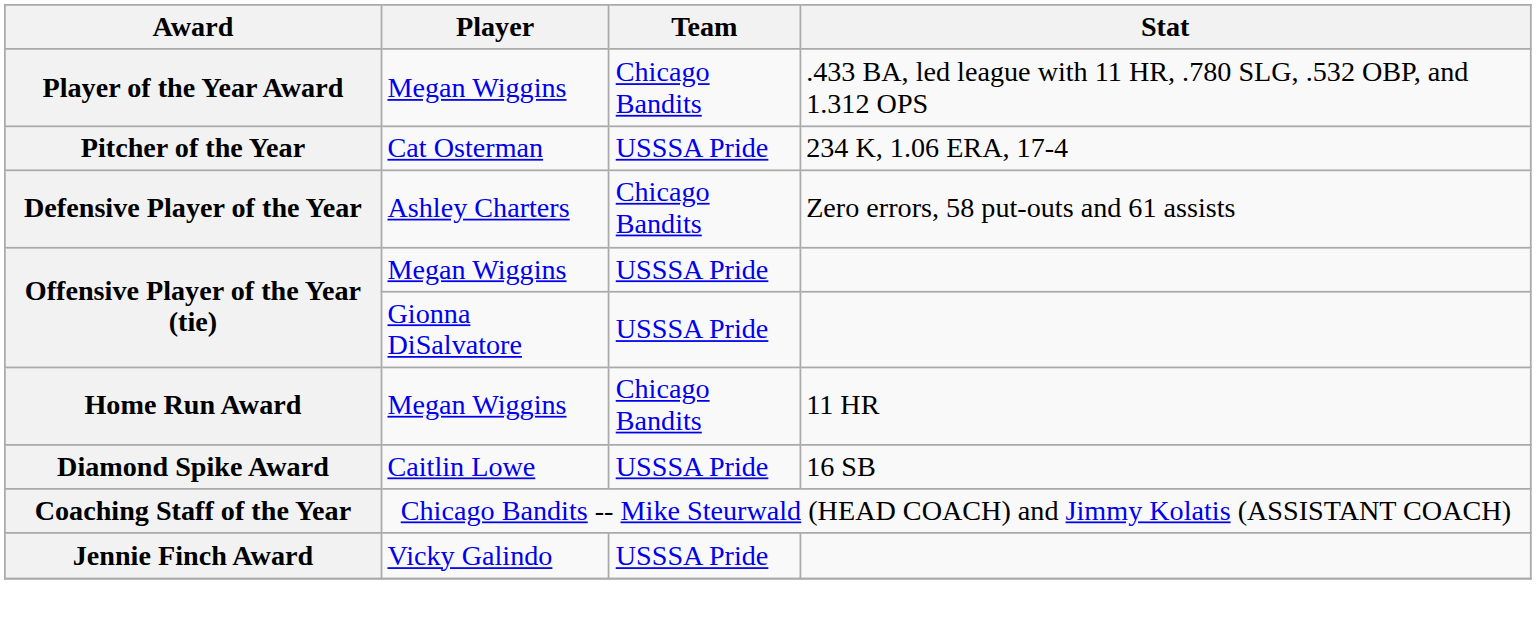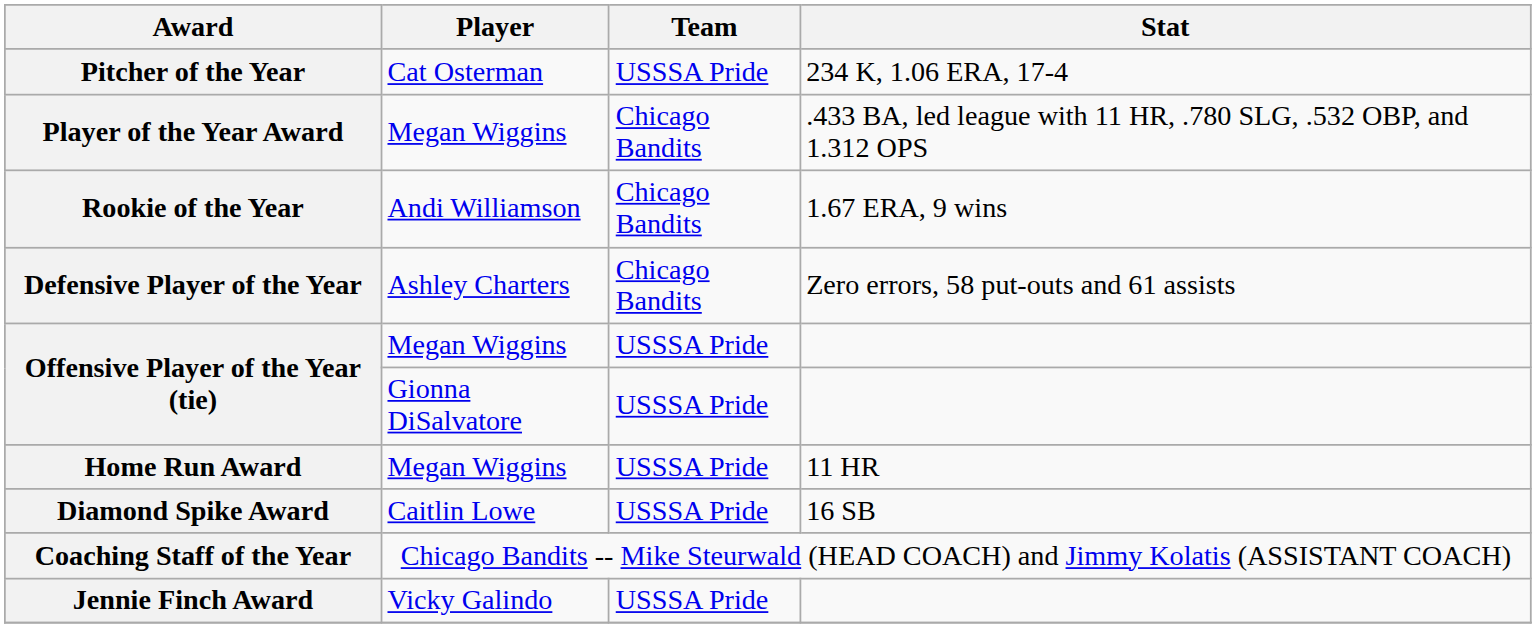rows swapped: (193, 87) <-> (193, 147)
+ row: (193, 208)
(663, 405) Chicago Bandits -> (692, 466) USSSA Pride
